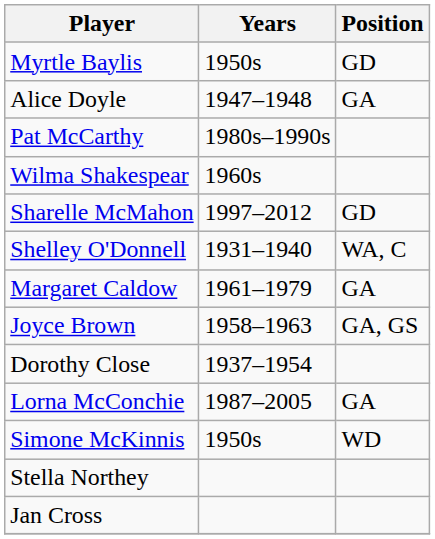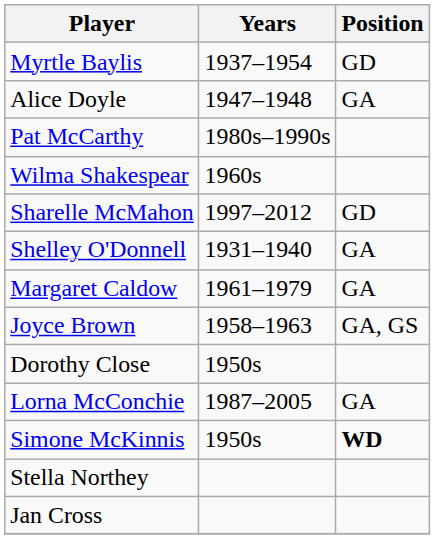(233, 61) 1950s -> (258, 61) 1937–1954
(374, 250) WA, C -> (359, 250) GA
(258, 363) 1937–1954 -> (233, 363) 1950s
(361, 439) normal -> (362, 439) bold
